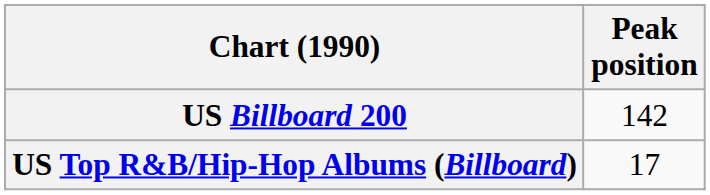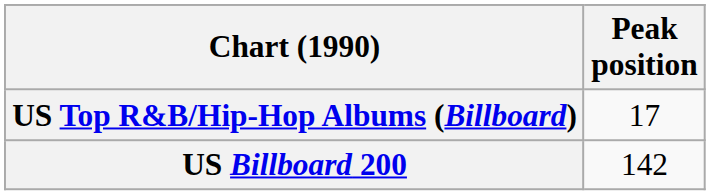rows swapped: (295, 114) <-> (295, 164)
